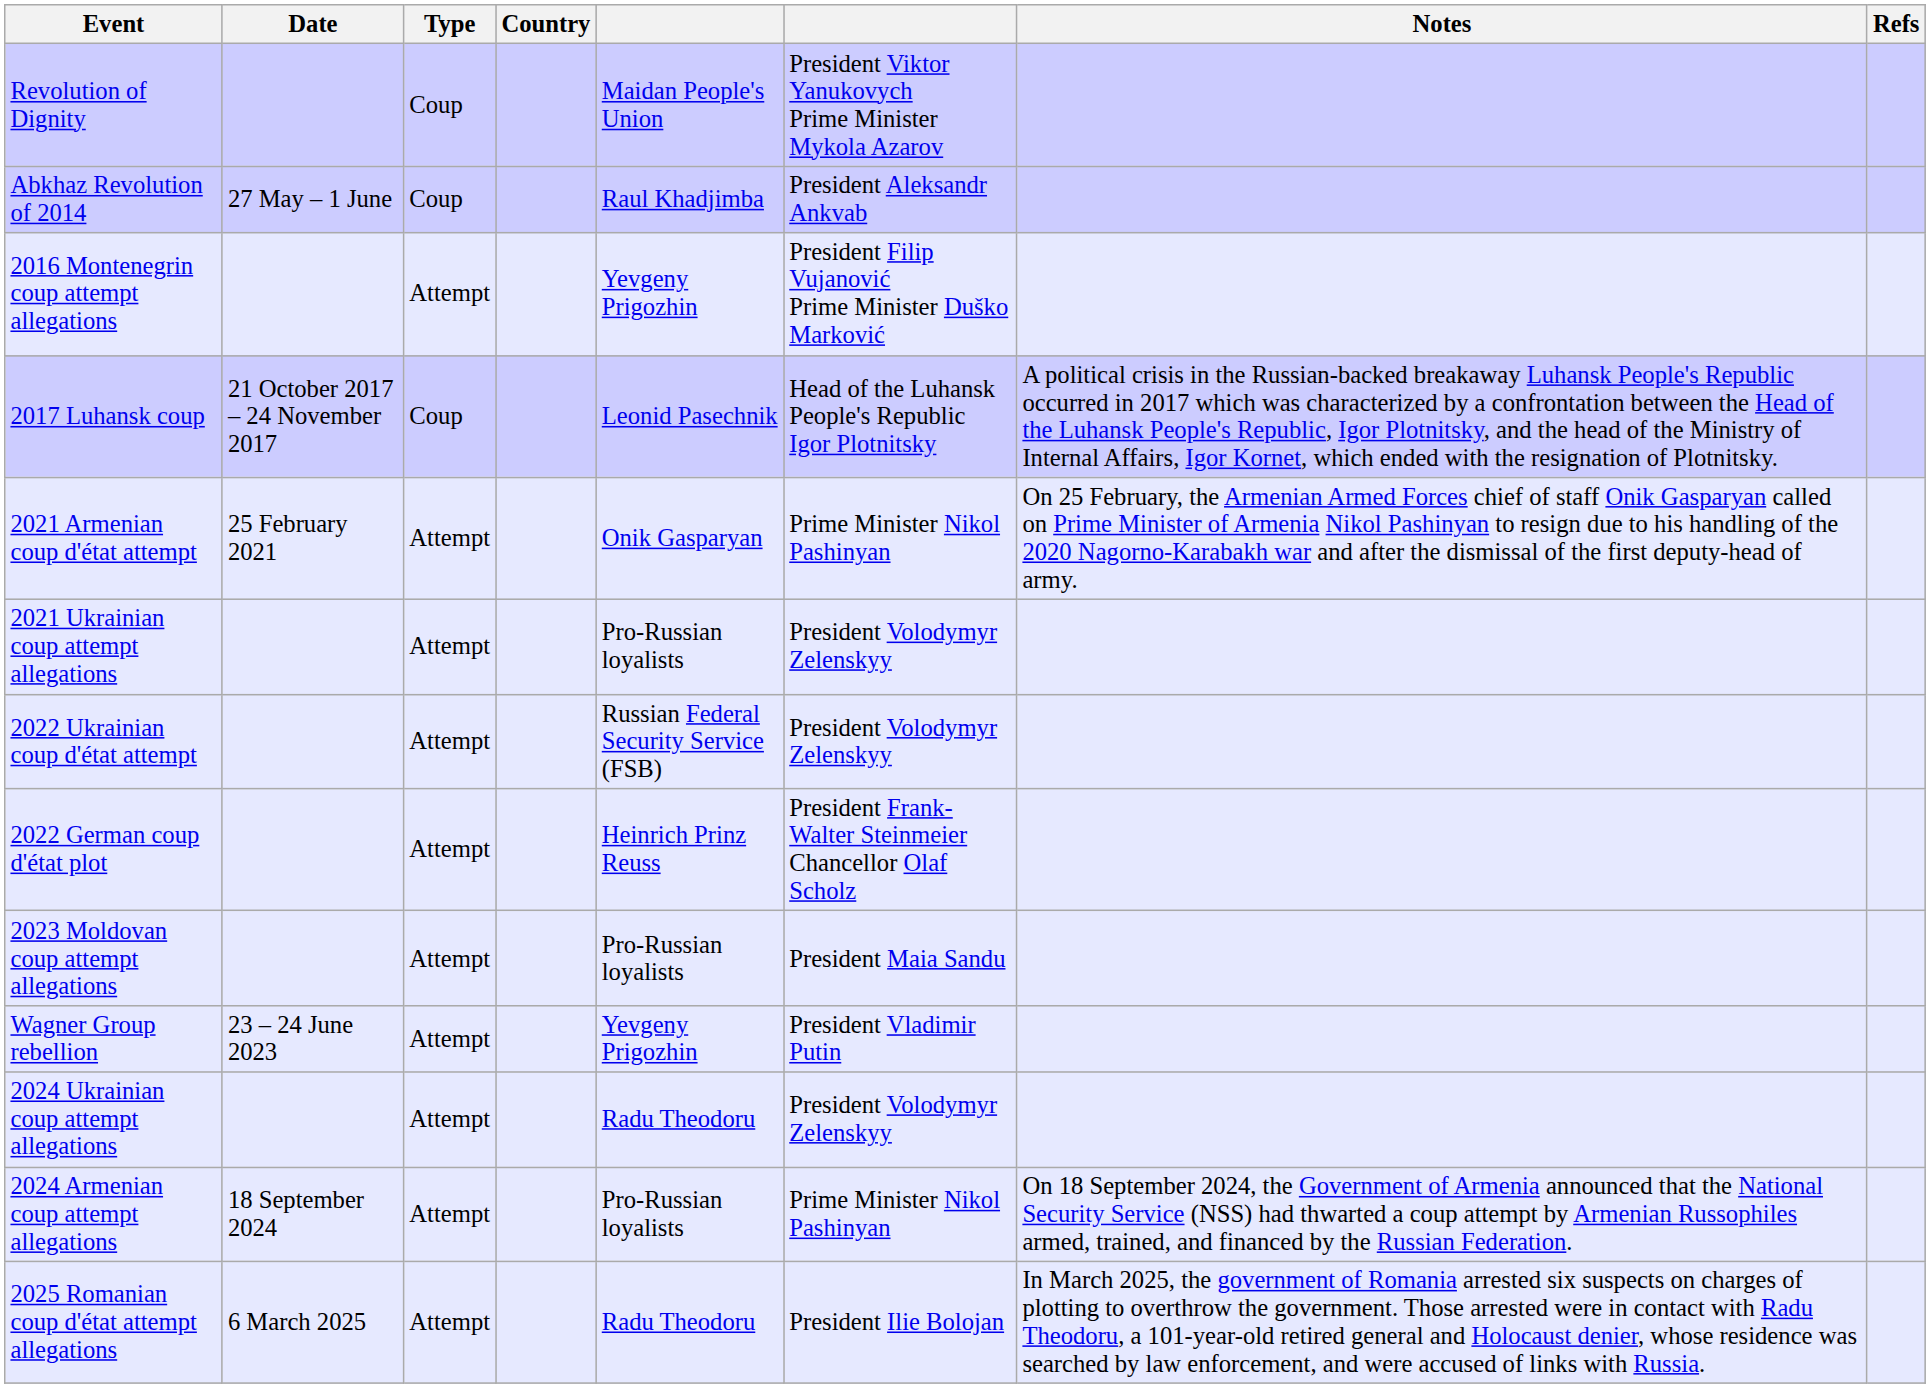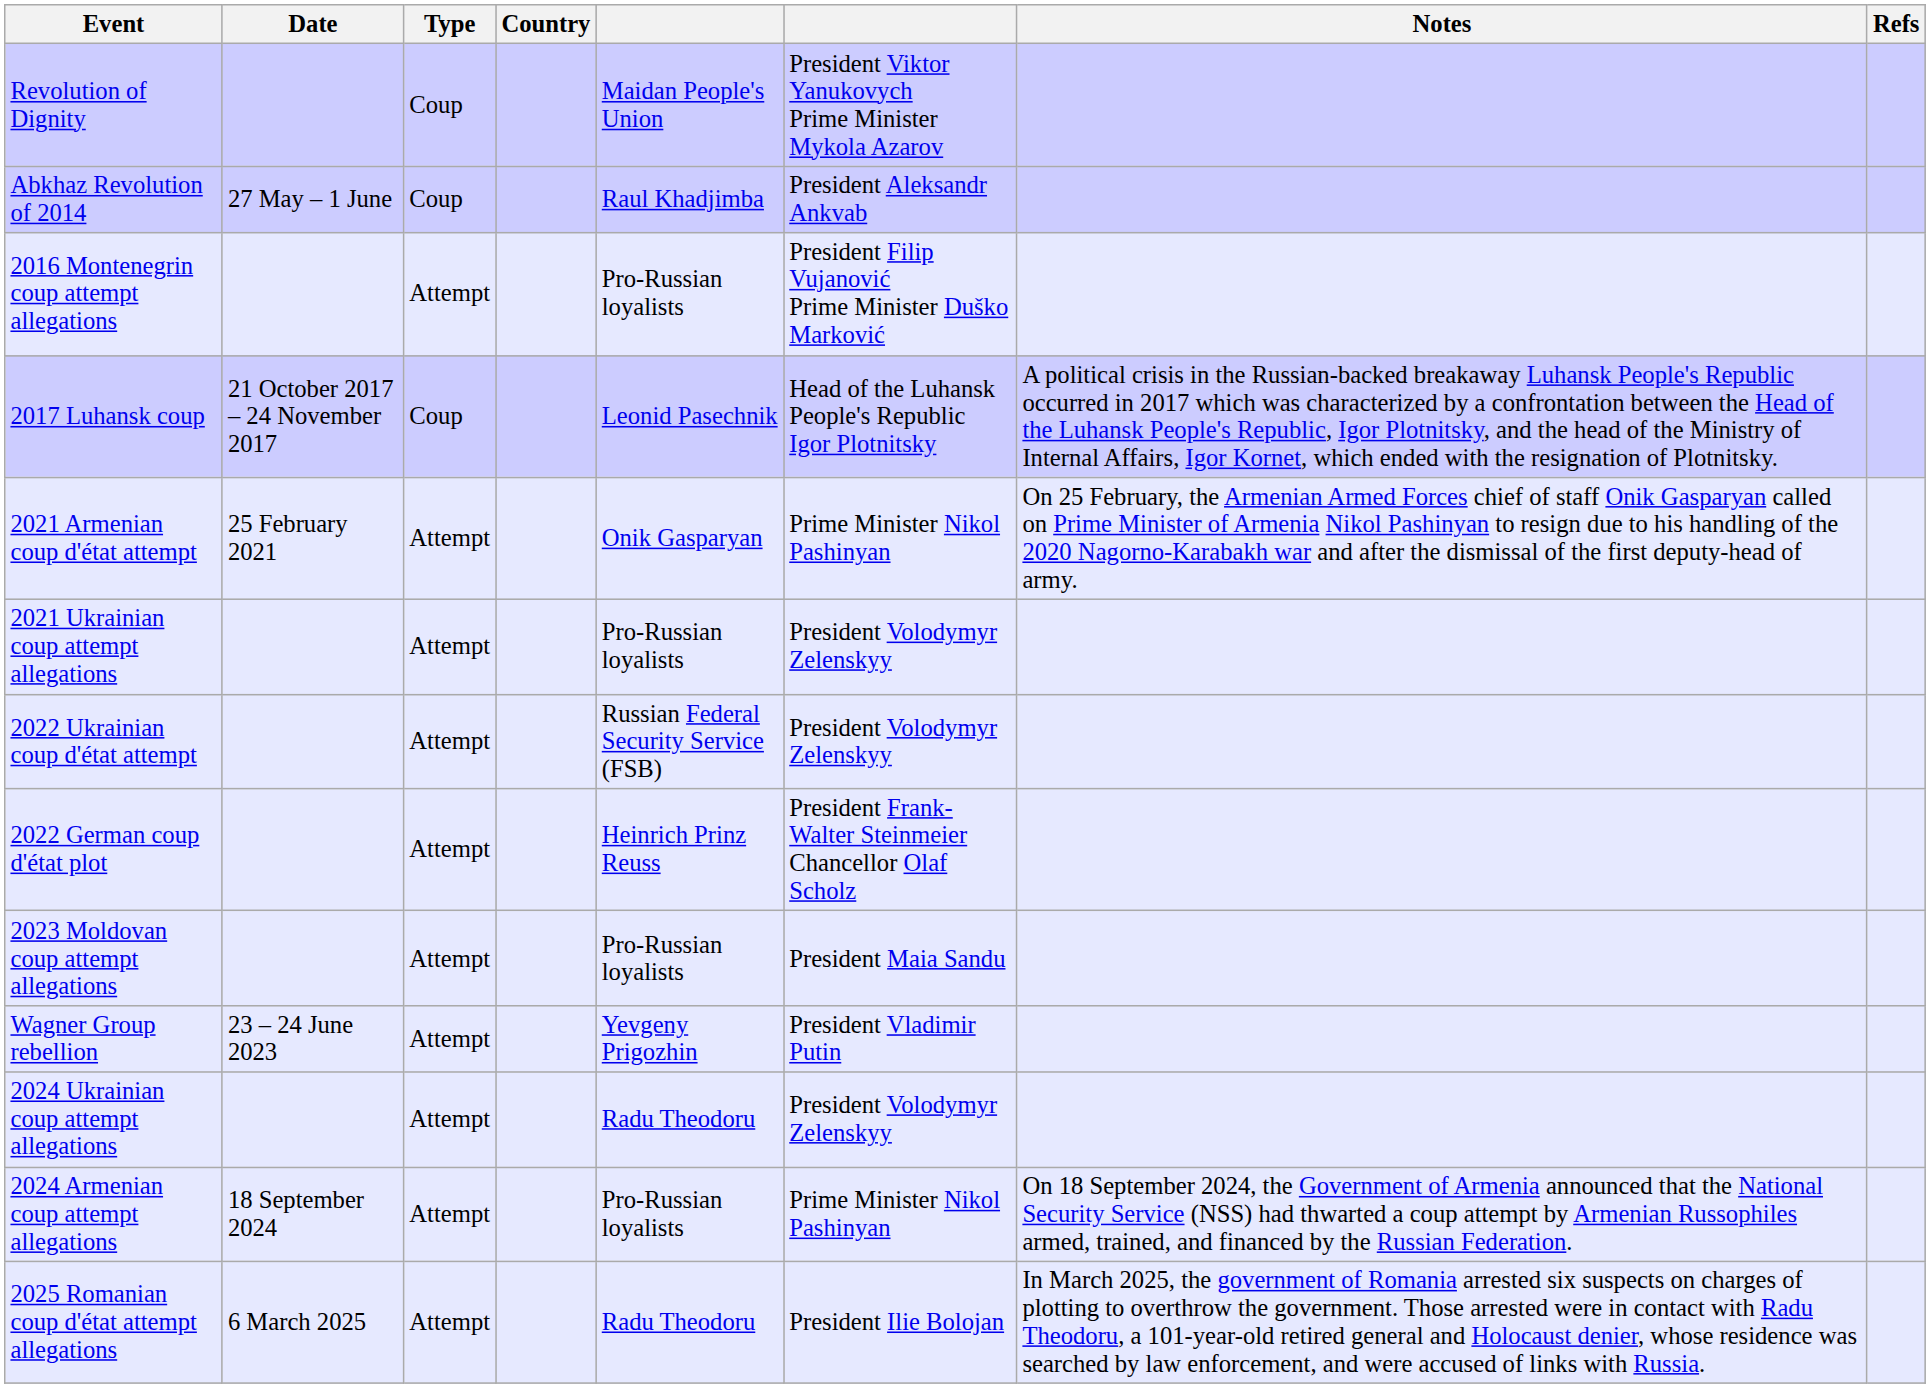(650, 293) Yevgeny Prigozhin -> (662, 293) Pro-Russian loyalists
